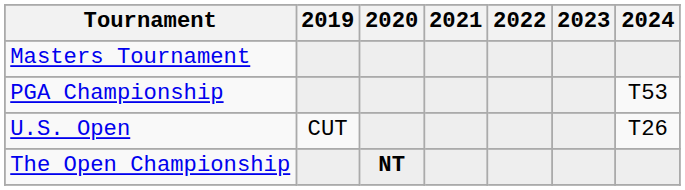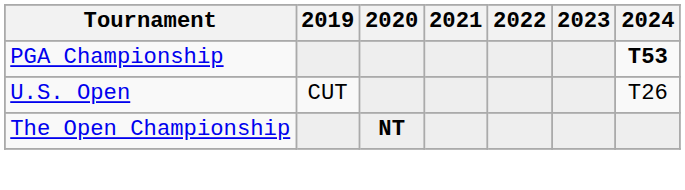- row: (130, 59)
(648, 95) normal -> (648, 59) bold
